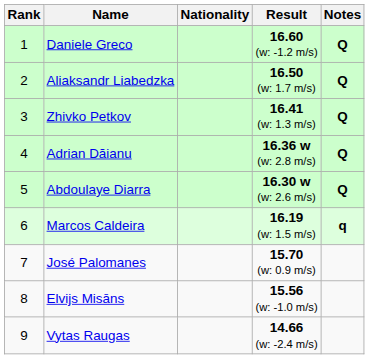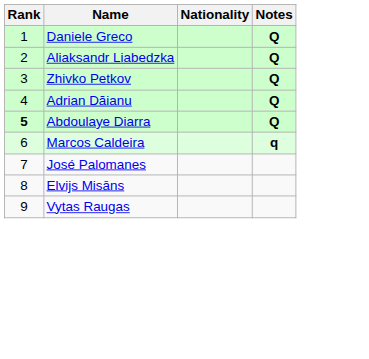- column: (287, 15)
(24, 189) normal -> (24, 121) bold
